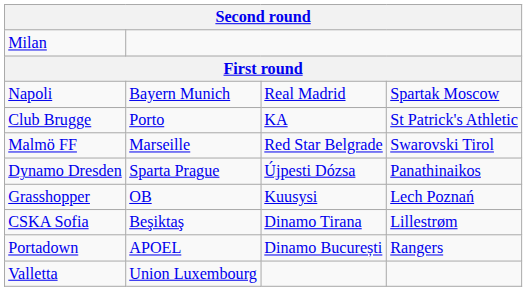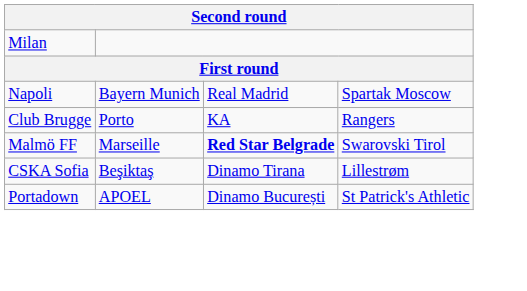(454, 119) St Patrick's Athletic -> (368, 119) Rangers
(324, 145) normal -> (271, 145) bold
- row: (65, 171)
- row: (49, 196)
(417, 247) Rangers -> (406, 196) St Patrick's Athletic
- row: (33, 273)
